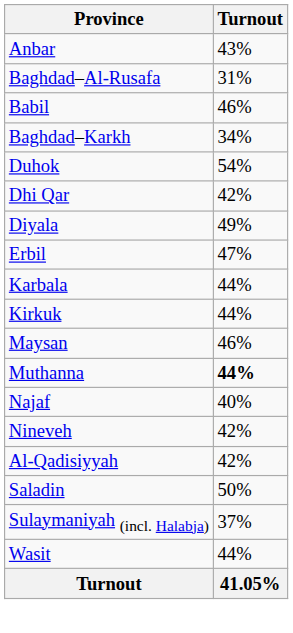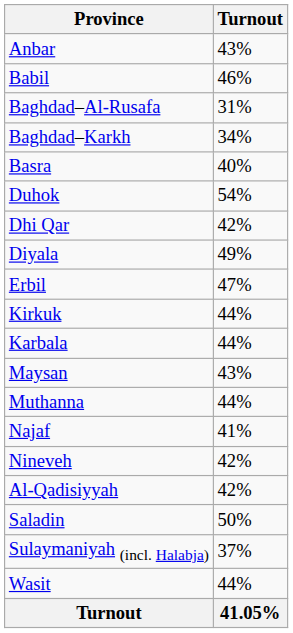rows swapped: (29, 107) <-> (85, 78)
+ row: (30, 166)
rows swapped: (38, 284) <-> (35, 313)
(235, 343) 46% -> (235, 372) 43%
(236, 372) bold -> (235, 401) normal
(235, 401) 40% -> (235, 431) 41%
